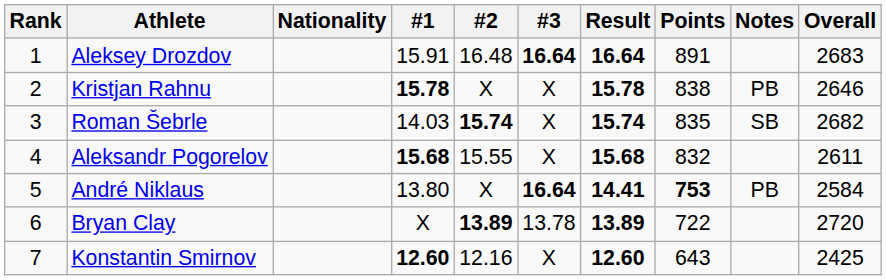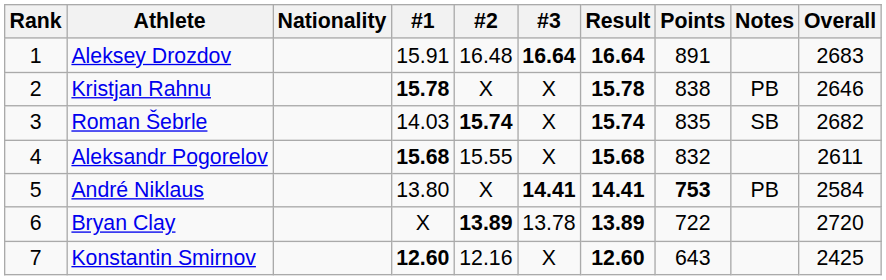(549, 190) 16.64 -> (549, 190) 14.41
